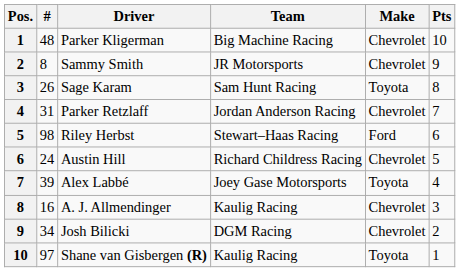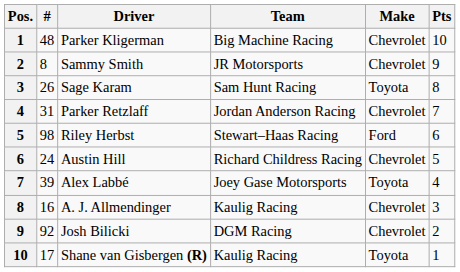(47, 230) 34 -> (47, 230) 92
(47, 254) 97 -> (47, 254) 17
